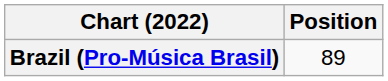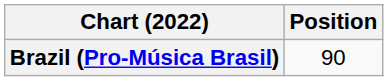(333, 57) 89 -> (333, 57) 90
